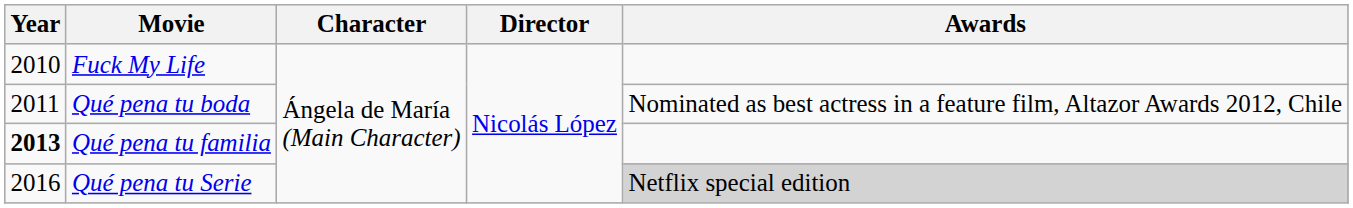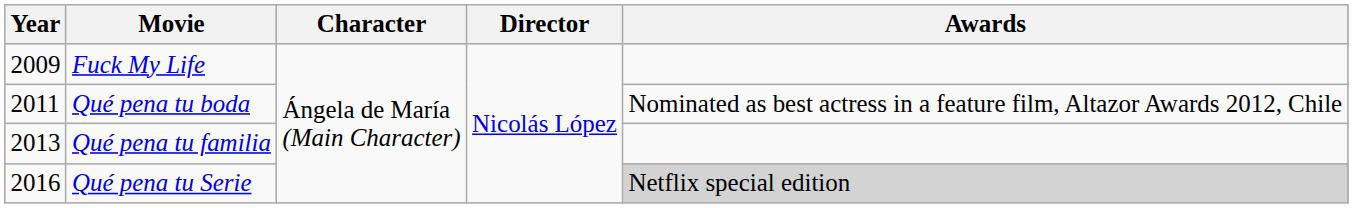(35, 63) 2010 -> (35, 63) 2009
(35, 143) bold -> (35, 143) normal
